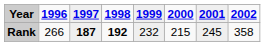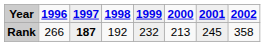(117, 32) bold -> (117, 32) normal
(181, 32) 215 -> (181, 32) 213
